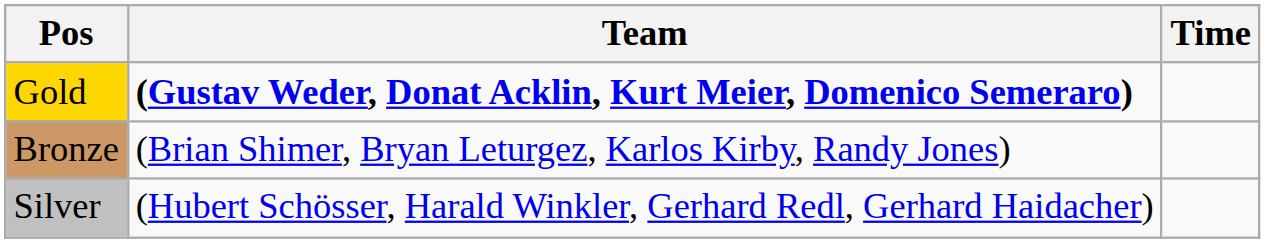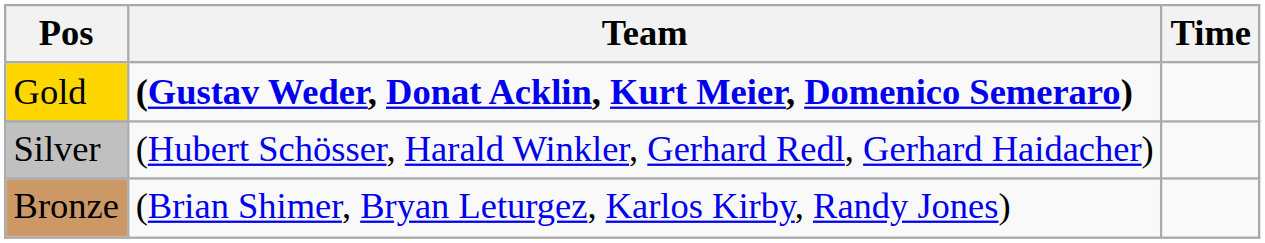rows swapped: (57, 206) <-> (66, 149)
